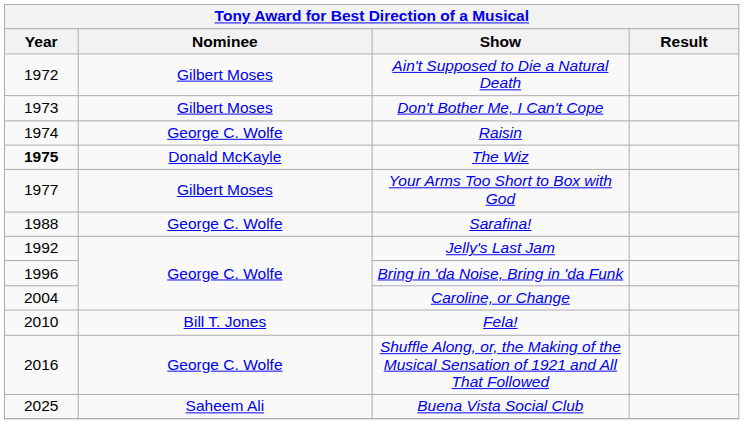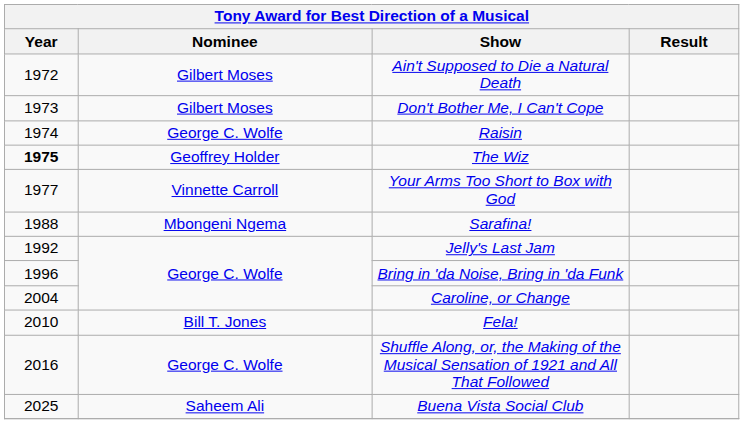(225, 157) Donald McKayle -> (225, 157) Geoffrey Holder
(225, 190) Gilbert Moses -> (225, 190) Vinnette Carroll
(225, 224) George C. Wolfe -> (225, 224) Mbongeni Ngema
